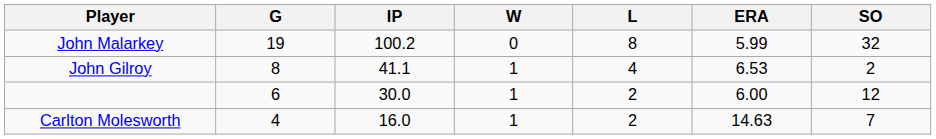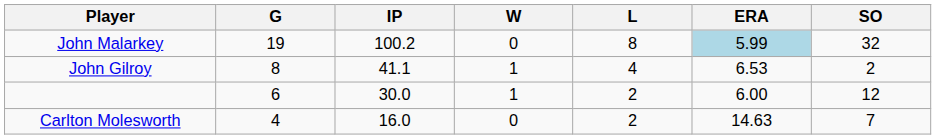(752, 43) no background -> (752, 43) lightblue background
(514, 120) 1 -> (514, 120) 0
